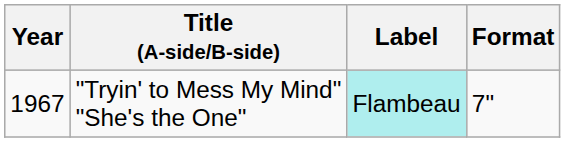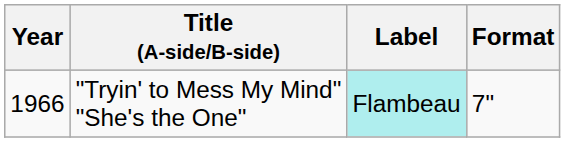(37, 103) 1967 -> (37, 103) 1966
